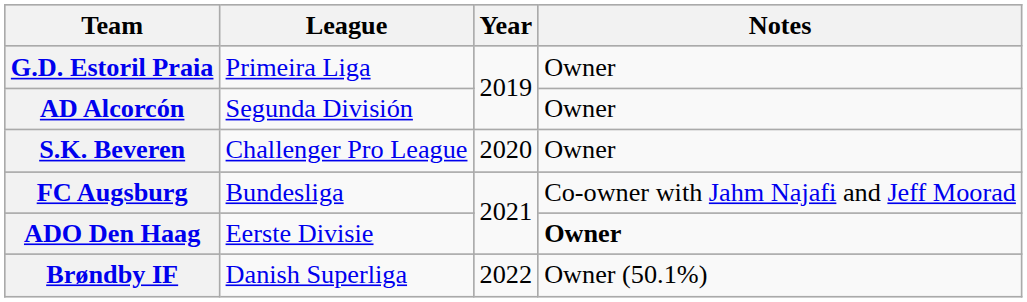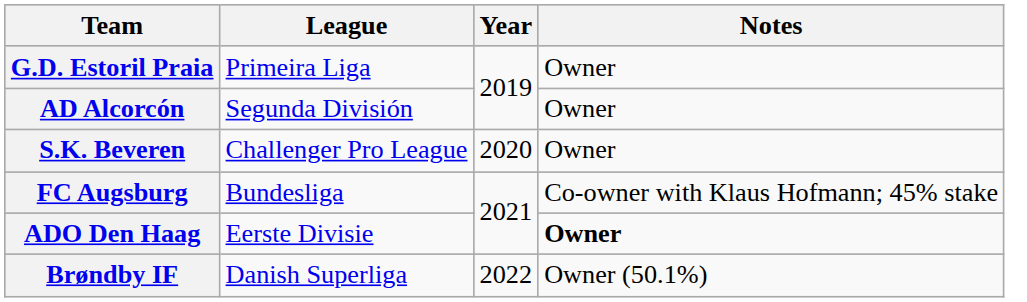(780, 191) Co-owner with Jahm Najafi and Jeff Moorad -> (771, 191) Co-owner with Klaus Hofmann; 45% stake
